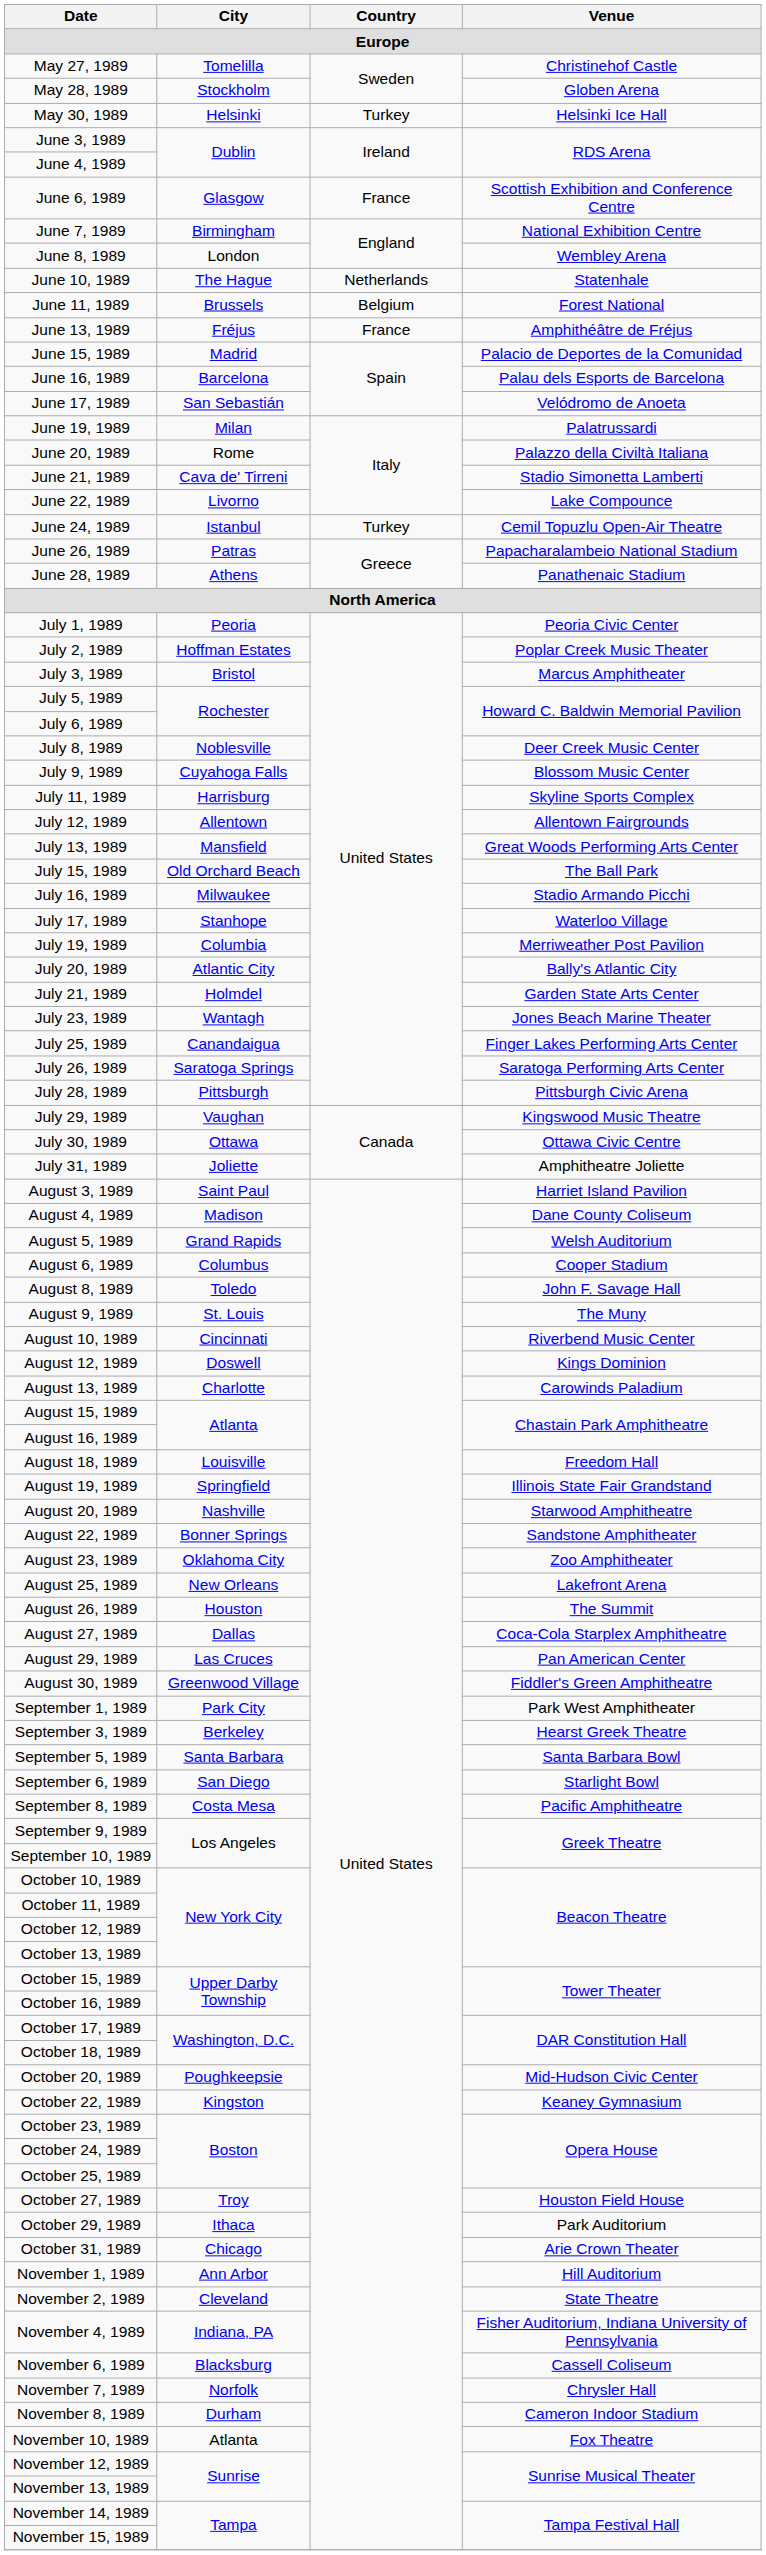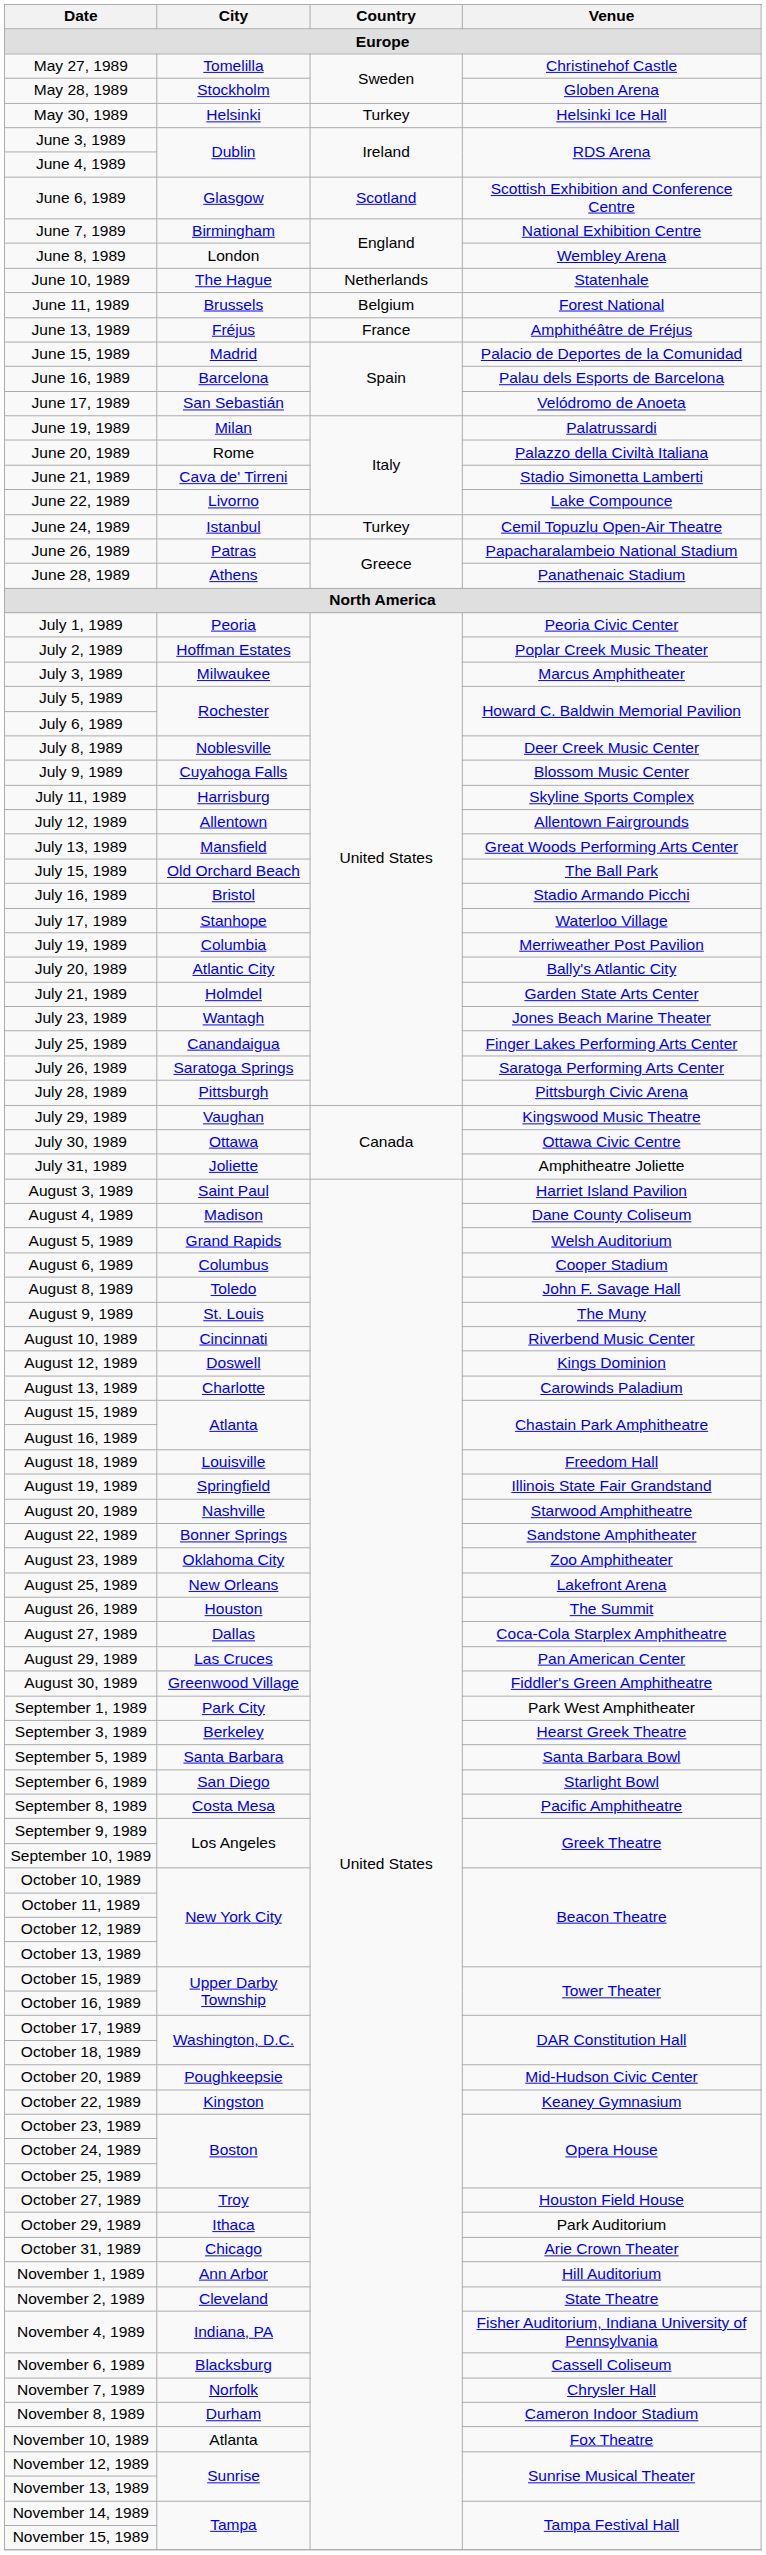(386, 197) France -> (386, 197) Scotland
(233, 674) Bristol -> (233, 674) Milwaukee
(233, 895) Milwaukee -> (233, 895) Bristol
